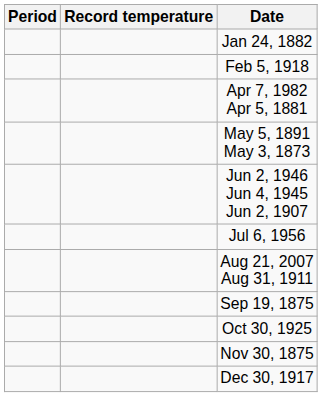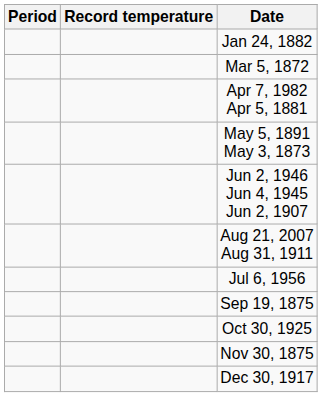- row: (267, 66)
+ row: (267, 66)
rows swapped: (267, 236) <-> (267, 270)
